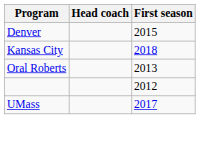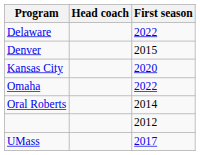+ row: (29, 31)
(146, 50) 2018 -> (146, 68) 2020
+ row: (24, 86)
(146, 68) 2013 -> (146, 104) 2014
